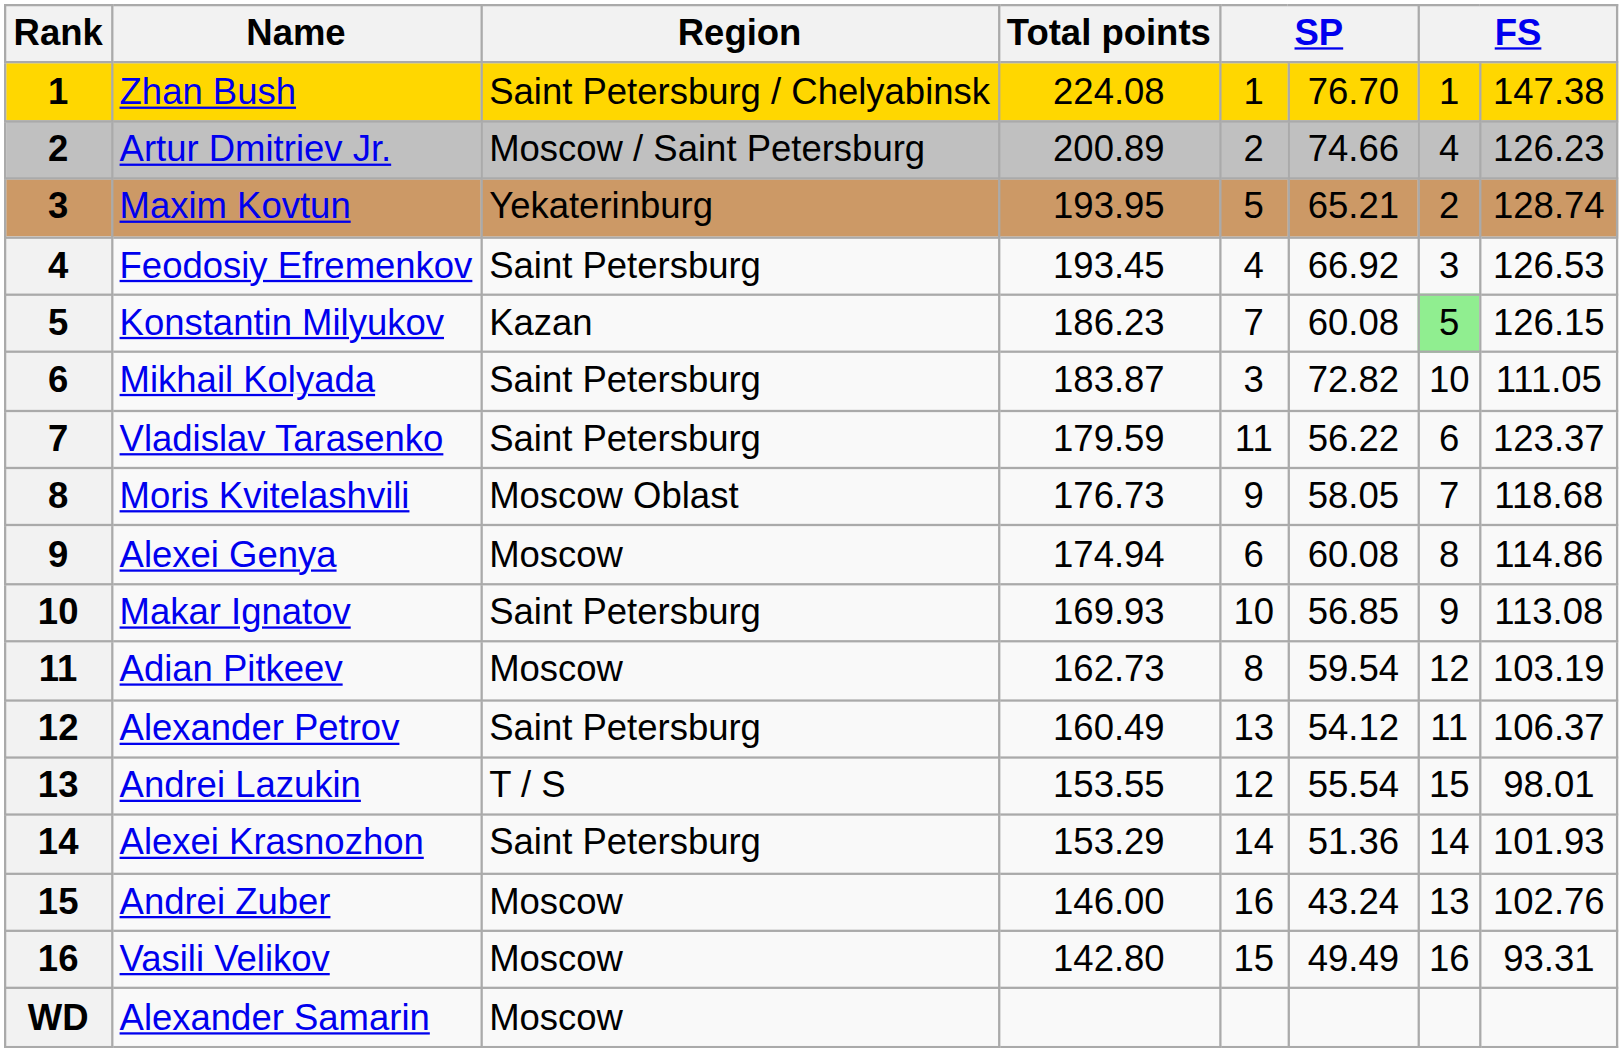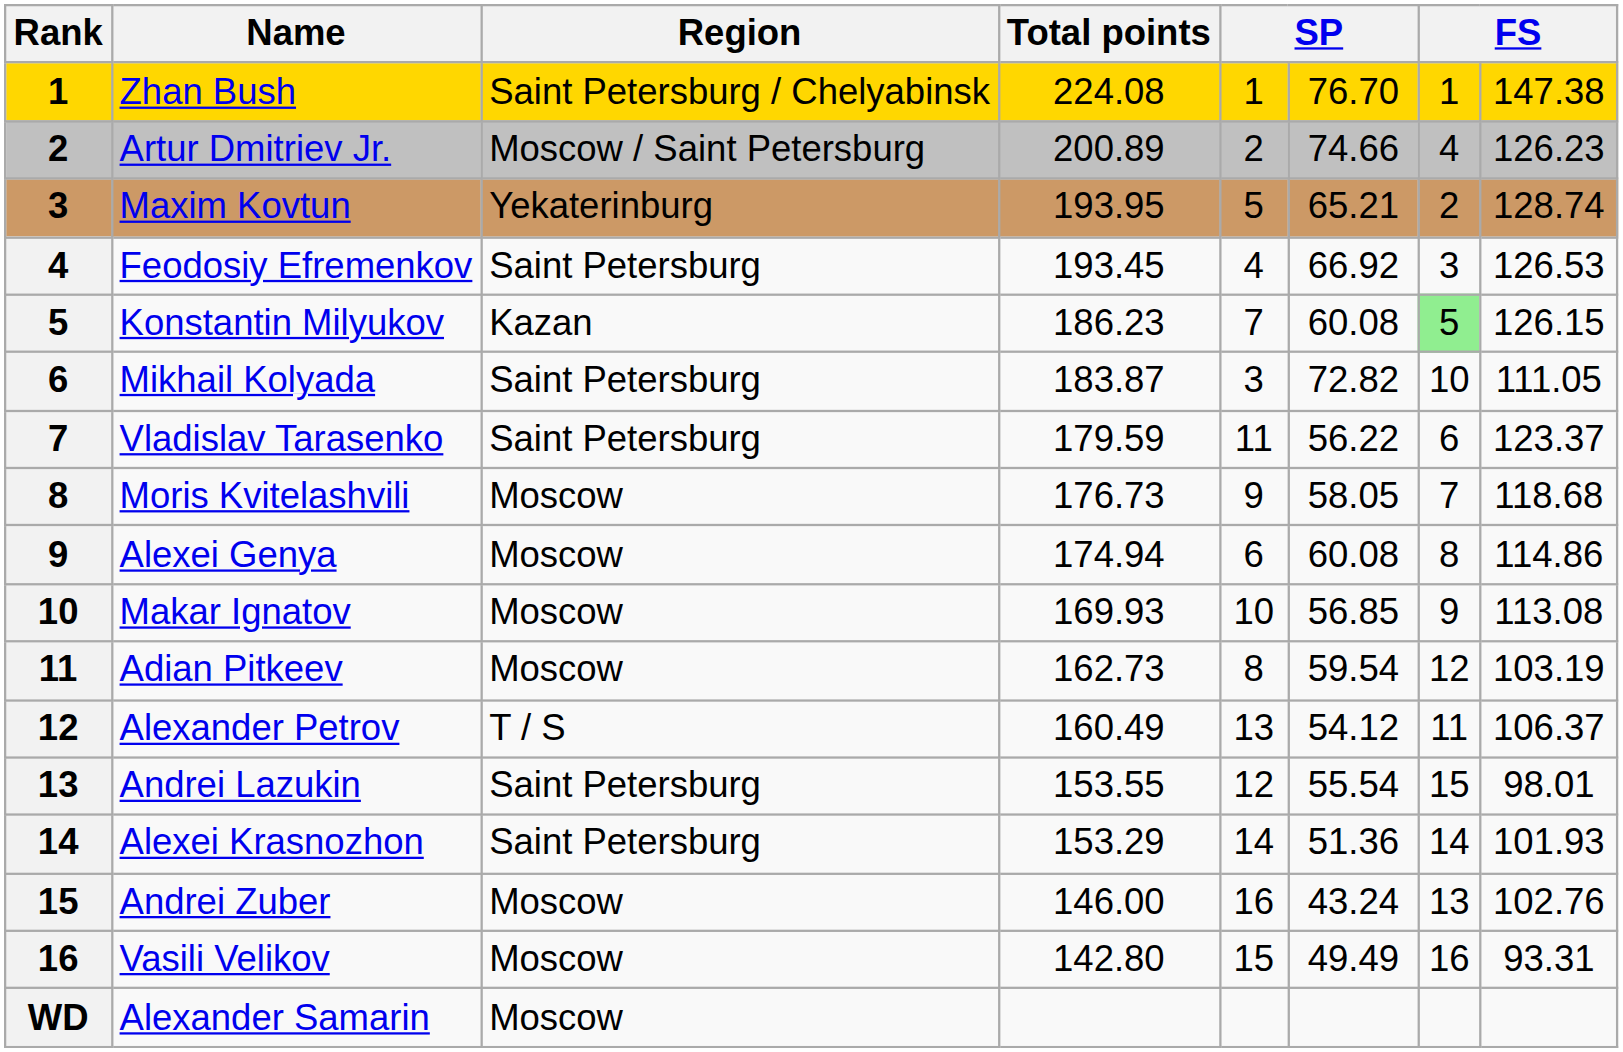(614, 496) Moscow Oblast -> (556, 496) Moscow
(625, 611) Saint Petersburg -> (556, 611) Moscow
(625, 727) Saint Petersburg -> (527, 727) T / S
(527, 785) T / S -> (625, 785) Saint Petersburg
